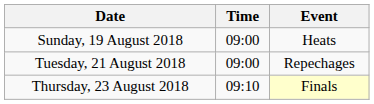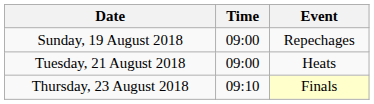(319, 39) Heats -> (319, 39) Repechages
(319, 63) Repechages -> (319, 63) Heats
